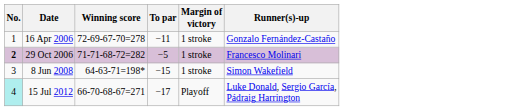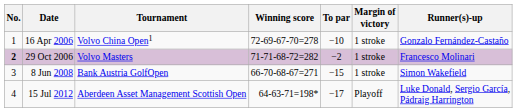+ column: (162, 18)
(163, 39) −11 -> (336, 40) −10
(163, 55) −5 -> (336, 57) −2
(115, 71) 64-63-71=198* -> (285, 73) 66-70-68-67=271
(14, 92) paleturquoise background -> (14, 94) no background
(111, 92) 66-70-68-67=271 -> (289, 94) 64-63-71=198*
